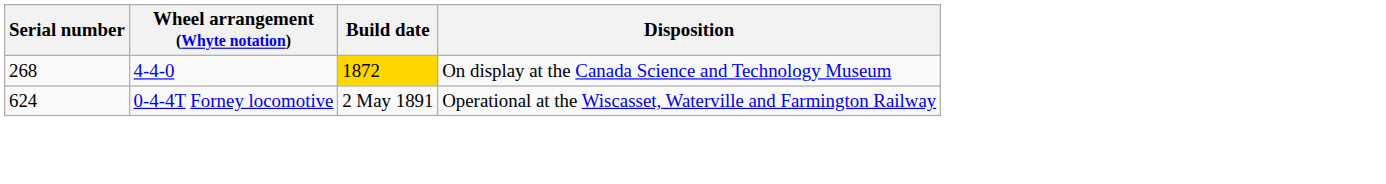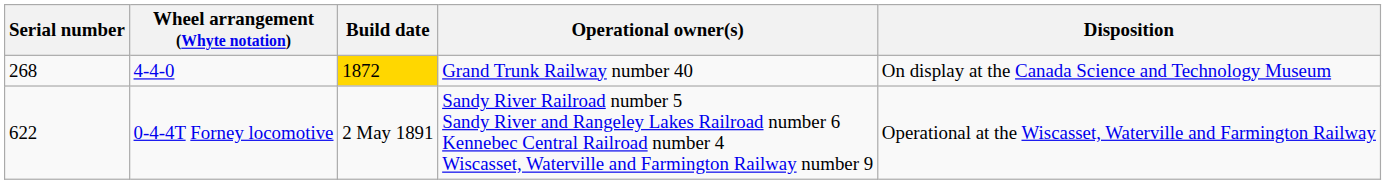+ column: (658, 30)
(23, 100) 624 -> (23, 132) 622
